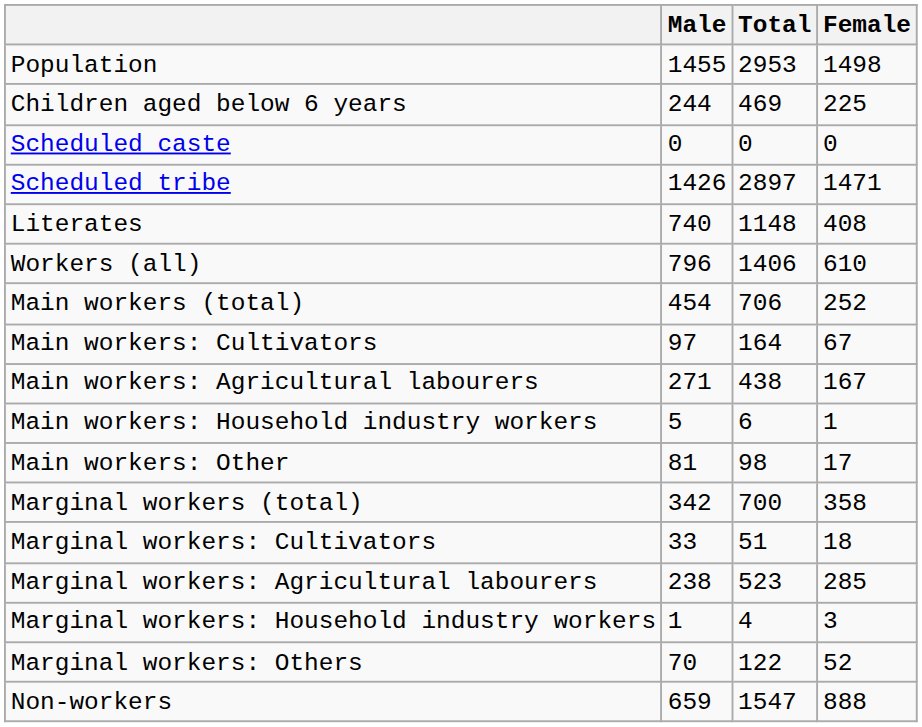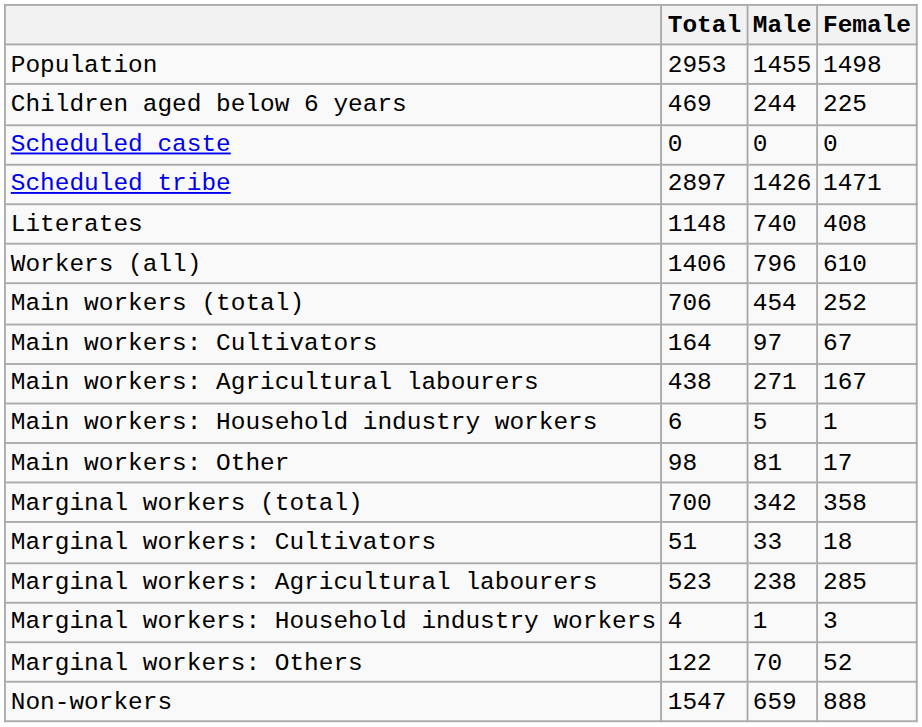columns swapped: (775, 25) <-> (697, 25)
